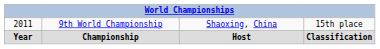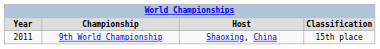rows swapped: (23, 37) <-> (23, 24)
